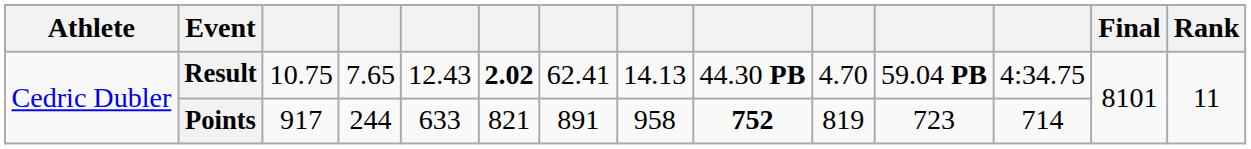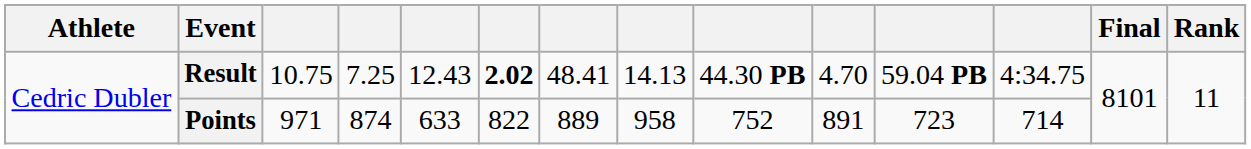(370, 74) 7.65 -> (370, 74) 7.25
(578, 74) 62.41 -> (578, 74) 48.41
(301, 120) 917 -> (301, 120) 971
(370, 120) 244 -> (370, 120) 874
(509, 120) 821 -> (509, 120) 822
(578, 120) 891 -> (578, 120) 889
(752, 120) bold -> (752, 120) normal
(843, 120) 819 -> (843, 120) 891
